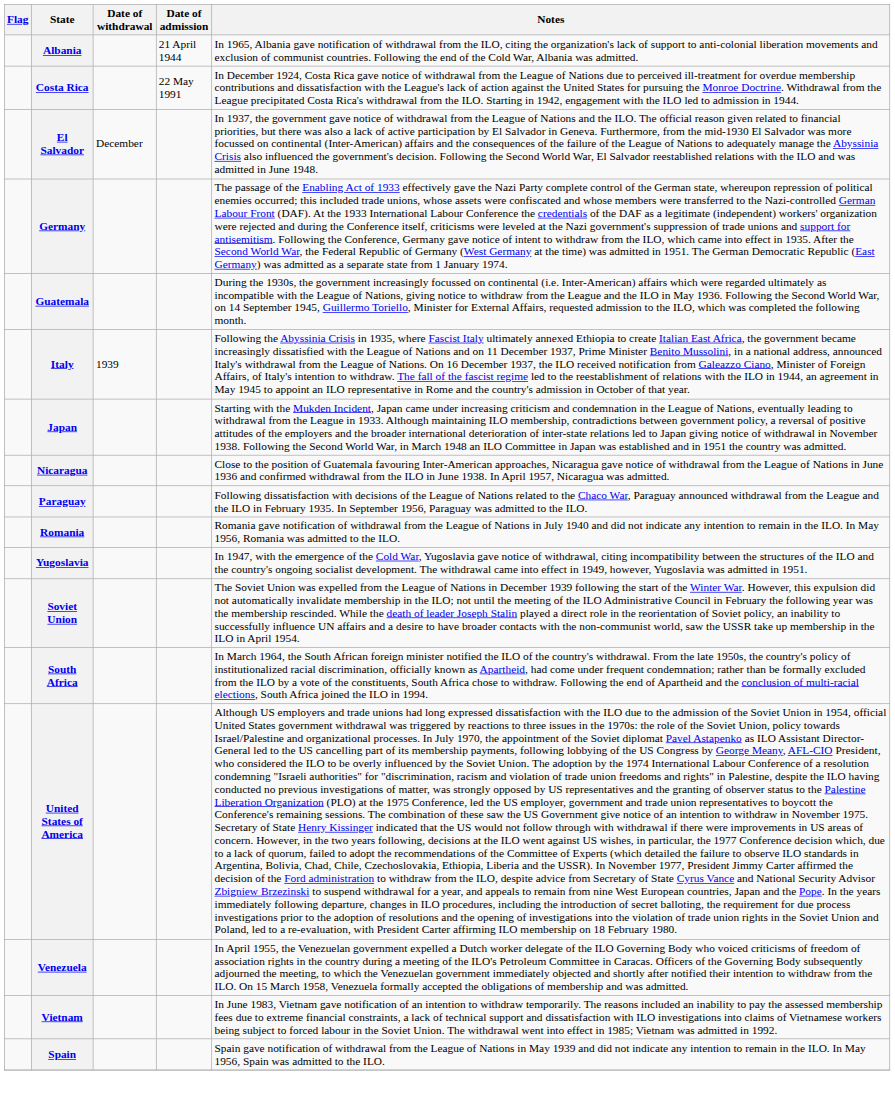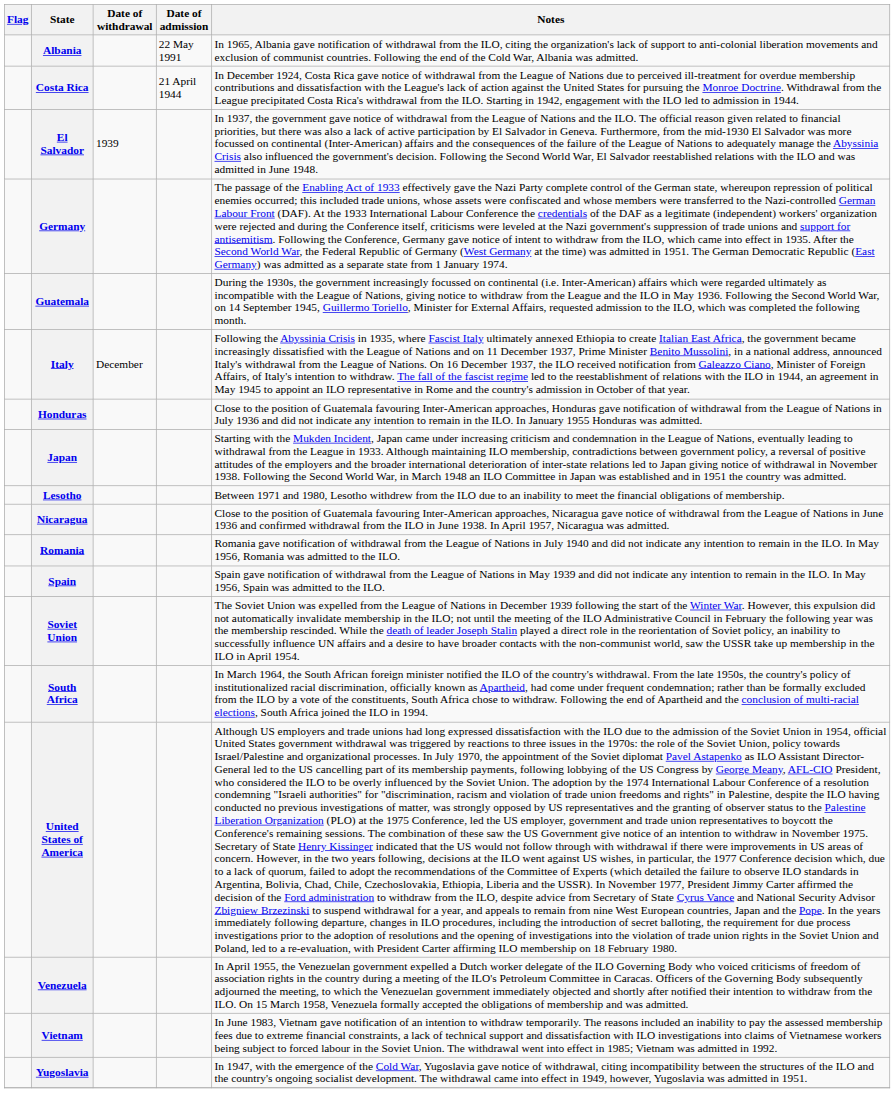(177, 50) 21 April 1944 -> (176, 50) 22 May 1991
(176, 87) 22 May 1991 -> (177, 87) 21 April 1944
(119, 144) December -> (107, 144) 1939
(107, 364) 1939 -> (119, 364) December
+ row: (62, 414)
+ row: (62, 495)
- row: (62, 501)
rows swapped: (62, 1054) <-> (62, 563)
